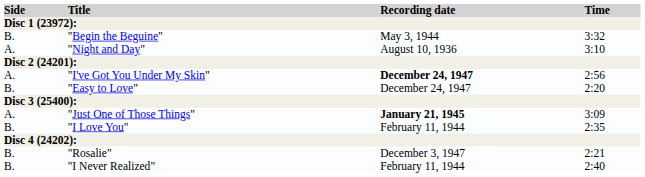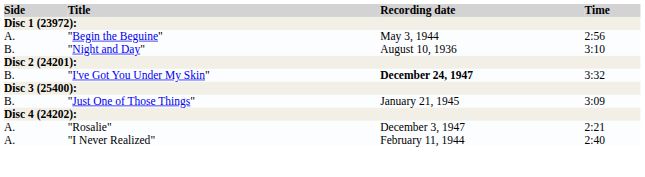(9, 36) B. -> (10, 36) A.
(595, 36) 3:32 -> (595, 36) 2:56
(10, 49) A. -> (9, 49) B.
(10, 75) A. -> (9, 75) B.
(595, 75) 2:56 -> (595, 75) 3:32
- row: (103, 88)
(10, 114) A. -> (9, 101) B.
(422, 114) bold -> (420, 101) normal
- row: (98, 127)
(9, 153) B. -> (10, 127) A.
(9, 166) B. -> (10, 140) A.
